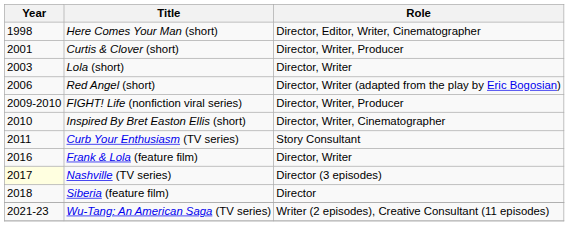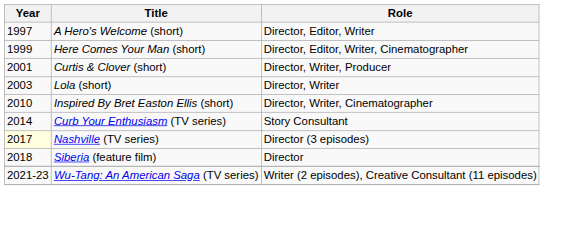+ row: (118, 31)
(20, 31) 1998 -> (20, 49) 1999
- row: (111, 85)
- row: (154, 103)
(19, 139) 2011 -> (20, 121) 2014
- row: (132, 157)
